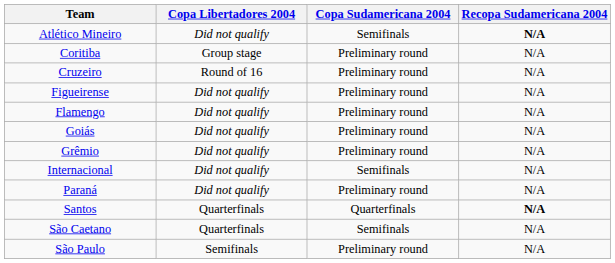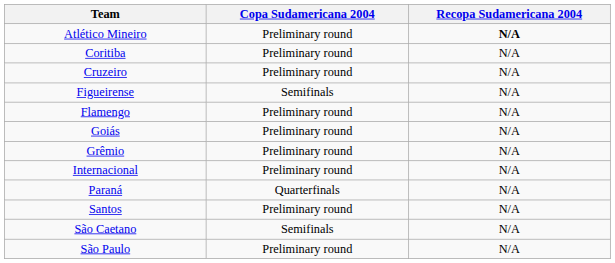- column: (232, 14)
(383, 33) Semifinals -> (307, 33) Preliminary round
(383, 92) Preliminary round -> (307, 92) Semifinals
(383, 170) Semifinals -> (307, 170) Preliminary round
(383, 190) Preliminary round -> (307, 190) Quarterfinals
(383, 209) Quarterfinals -> (307, 209) Preliminary round
(534, 209) bold -> (509, 209) normal
